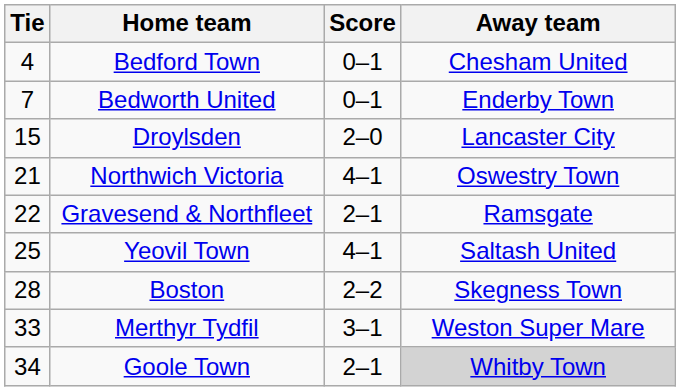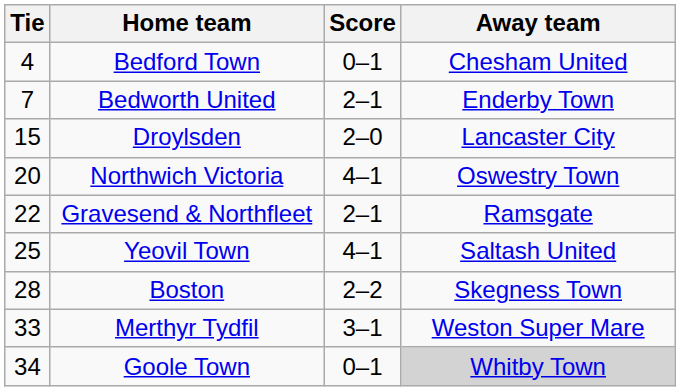(362, 99) 0–1 -> (362, 99) 2–1
(27, 175) 21 -> (27, 175) 20
(362, 366) 2–1 -> (362, 366) 0–1
